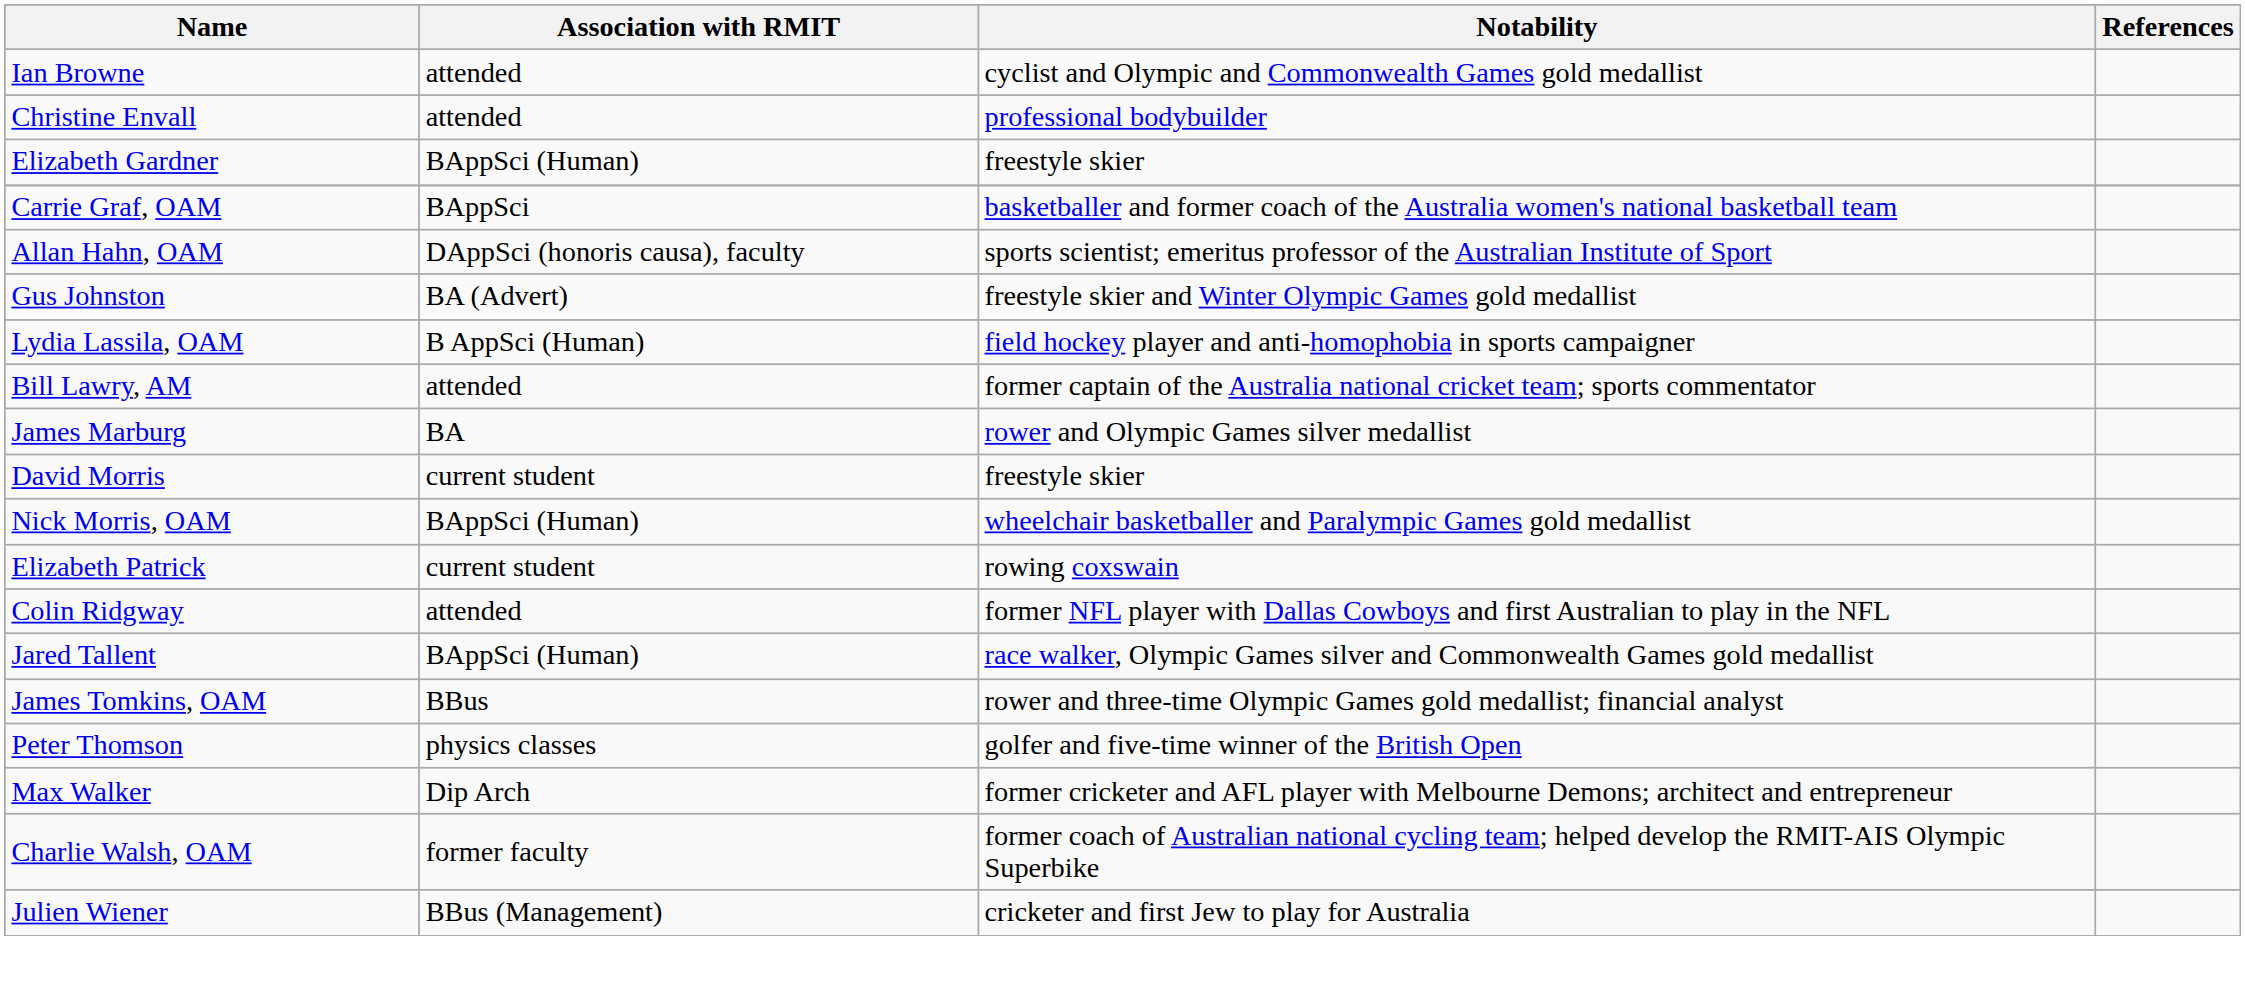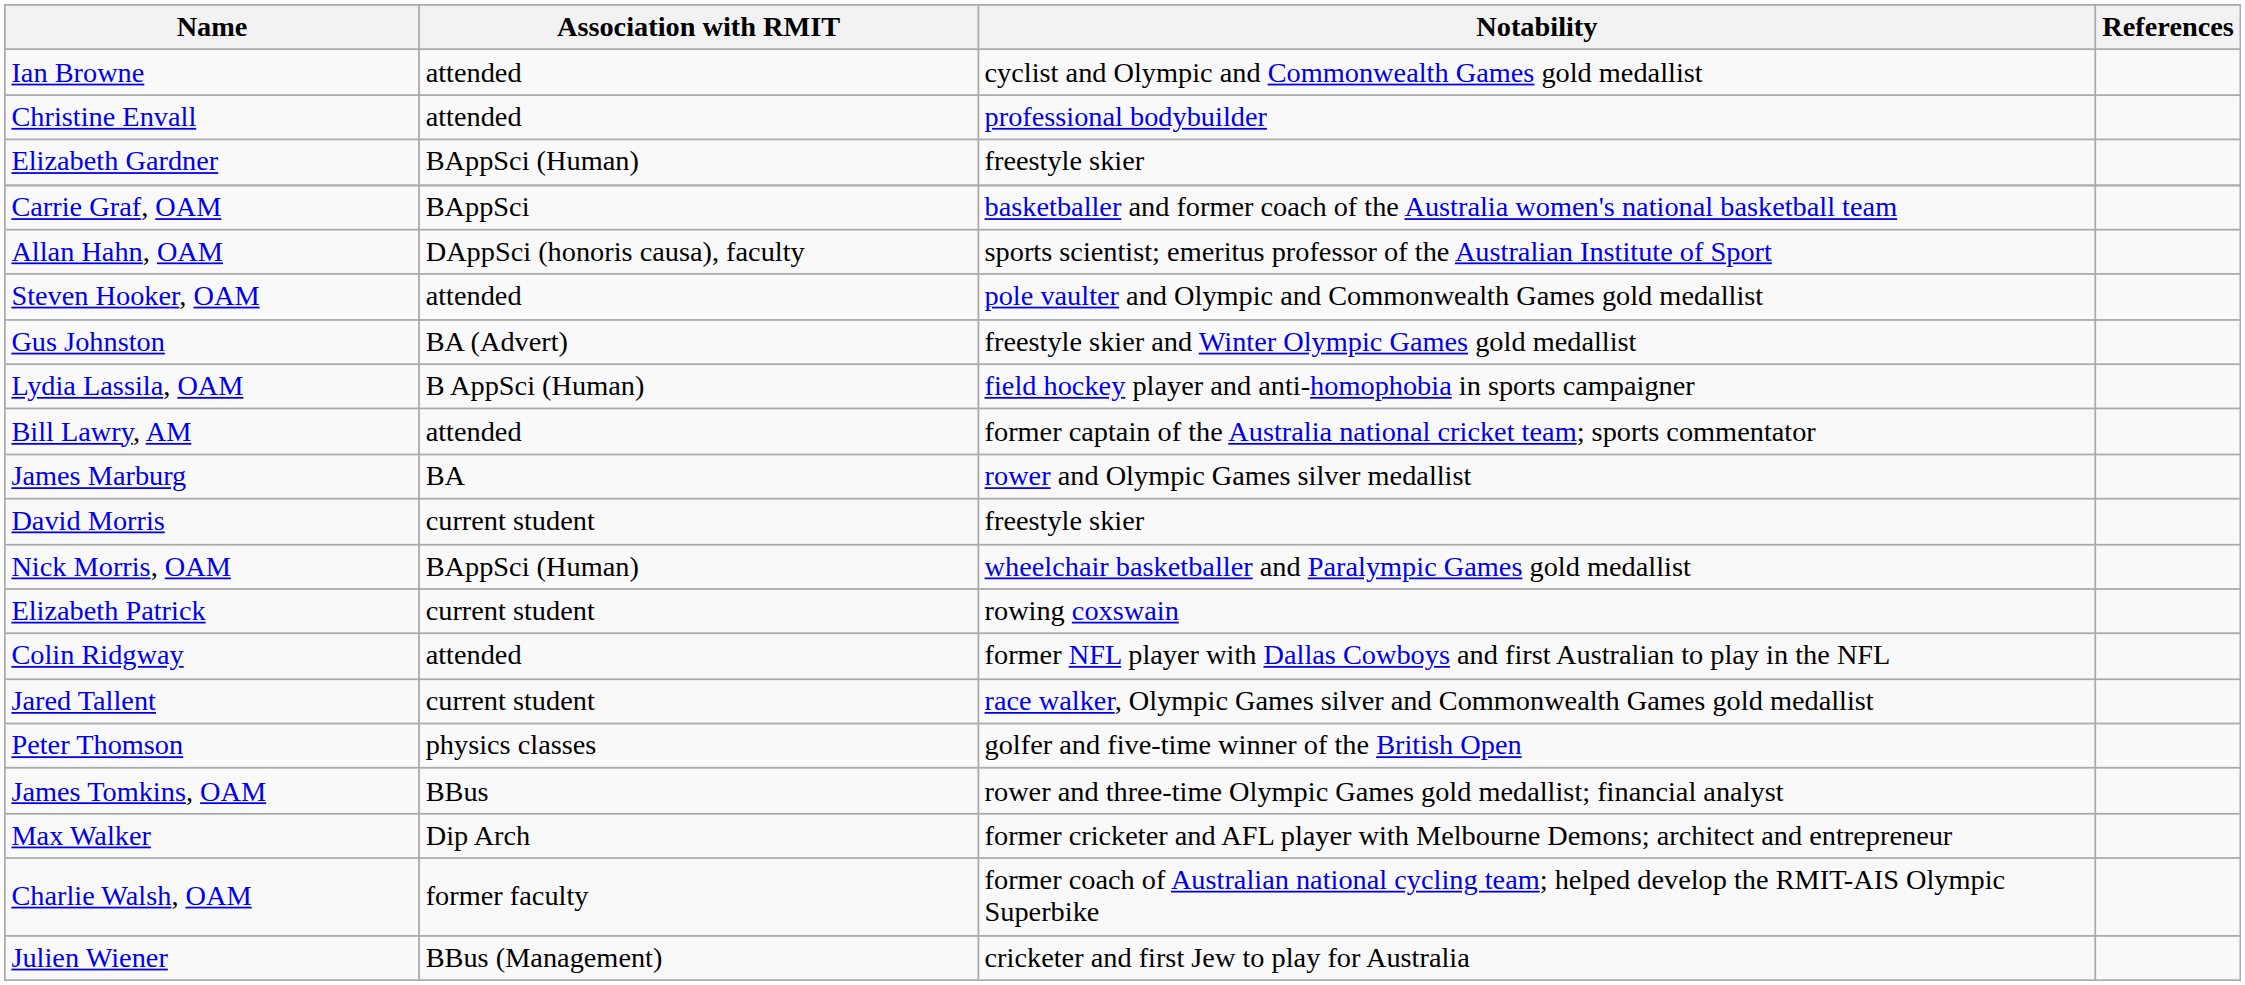+ row: (136, 296)
(532, 655) BAppSci (Human) -> (510, 700) current student
rows swapped: (139, 700) <-> (97, 745)
